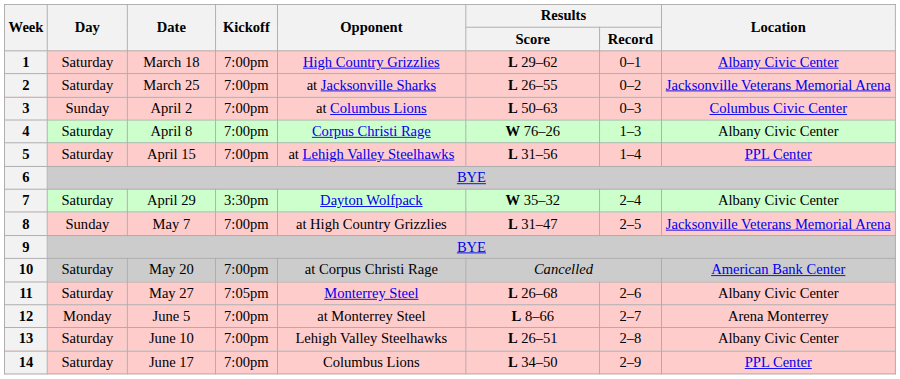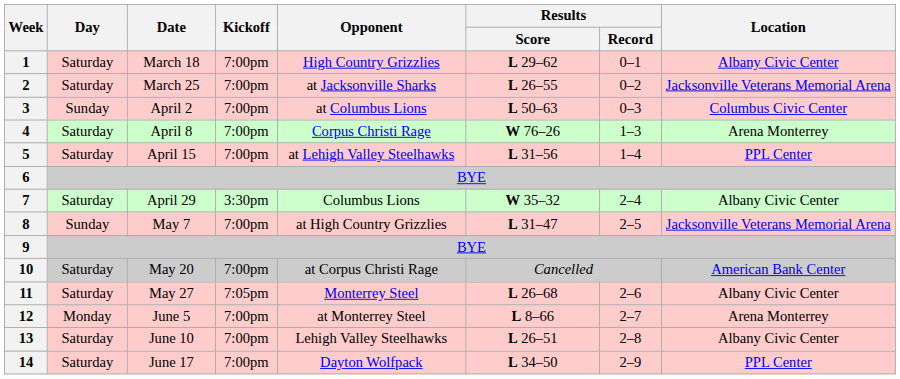(778, 131) Albany Civic Center -> (778, 131) Arena Monterrey
(371, 200) Dayton Wolfpack -> (371, 200) Columbus Lions
(371, 362) Columbus Lions -> (371, 362) Dayton Wolfpack
